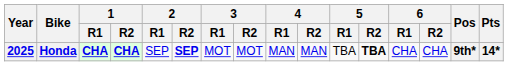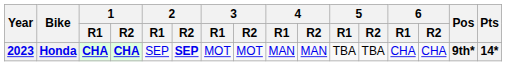(21, 52) 2025 -> (21, 52) 2023
(374, 52) bold -> (373, 52) normal
